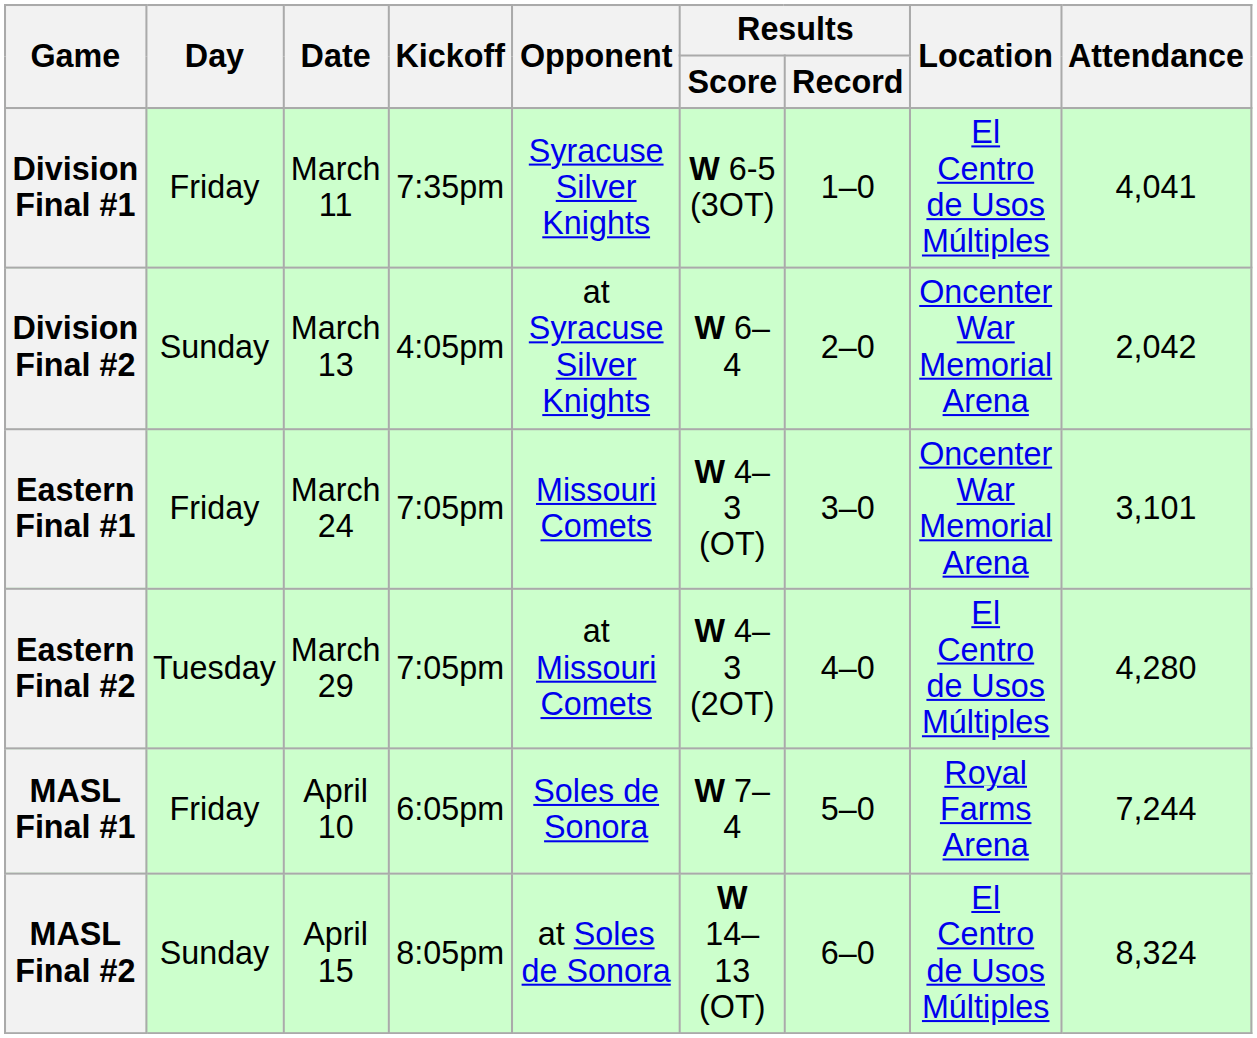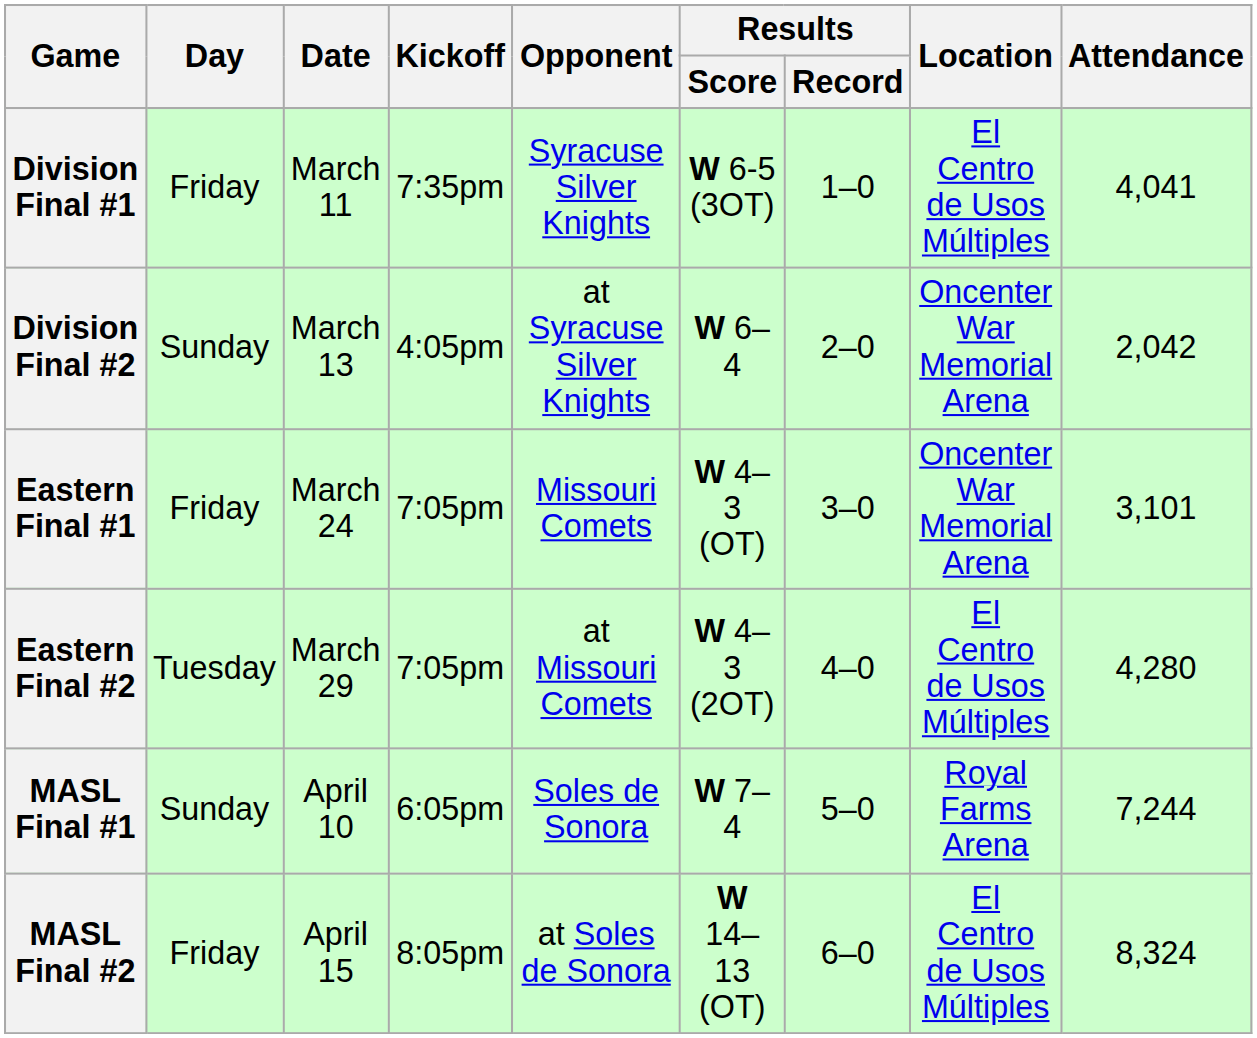(214, 810) Friday -> (214, 810) Sunday
(214, 952) Sunday -> (214, 952) Friday
